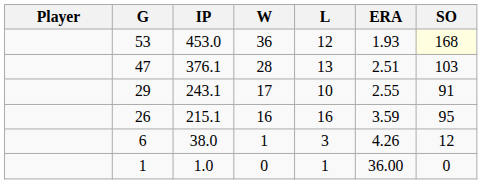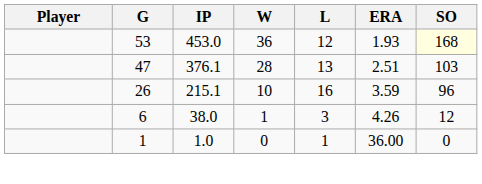- row: (143, 91)
(264, 116) 16 -> (264, 91) 10
(446, 116) 95 -> (446, 91) 96
